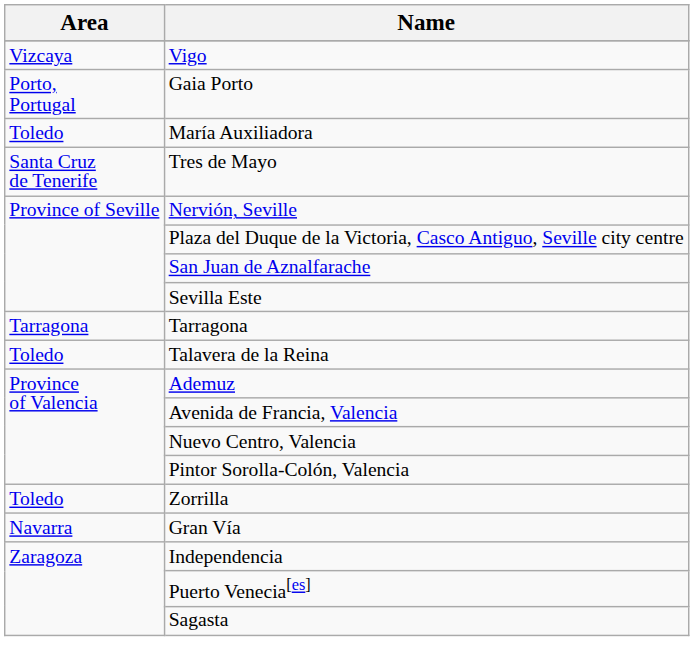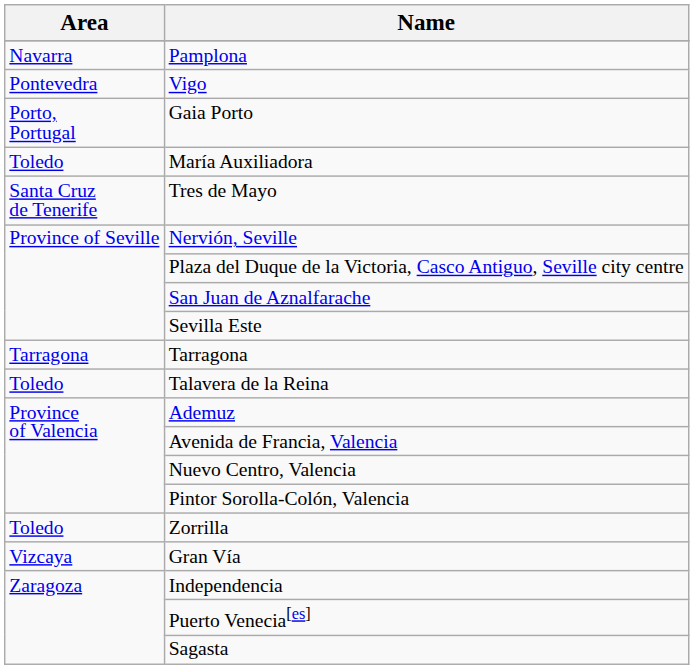+ row: (208, 55)
(41, 55) Vizcaya -> (53, 84) Pontevedra
(41, 527) Navarra -> (41, 556) Vizcaya
